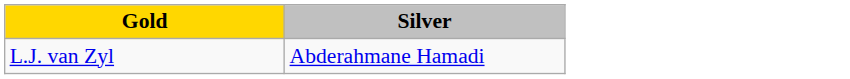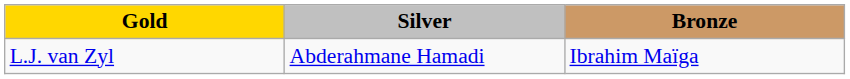+ column: (705, 21)
